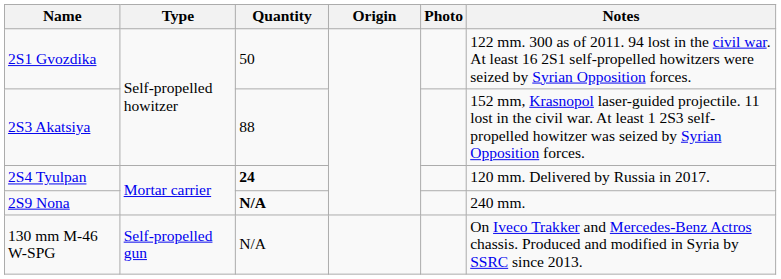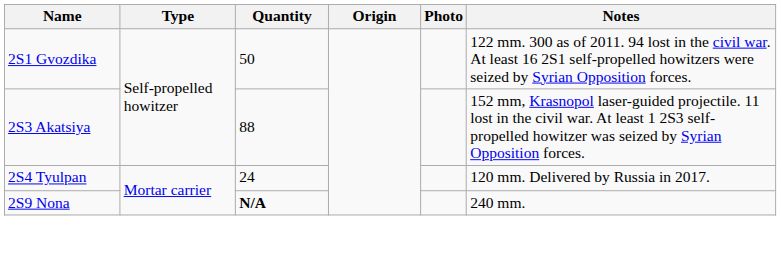(247, 177) bold -> (247, 177) normal
- row: (53, 244)
